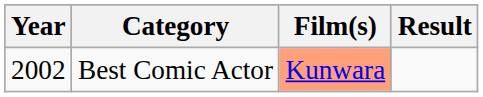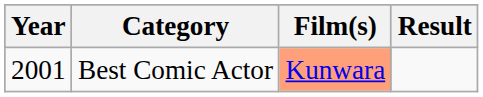(38, 69) 2002 -> (38, 69) 2001
